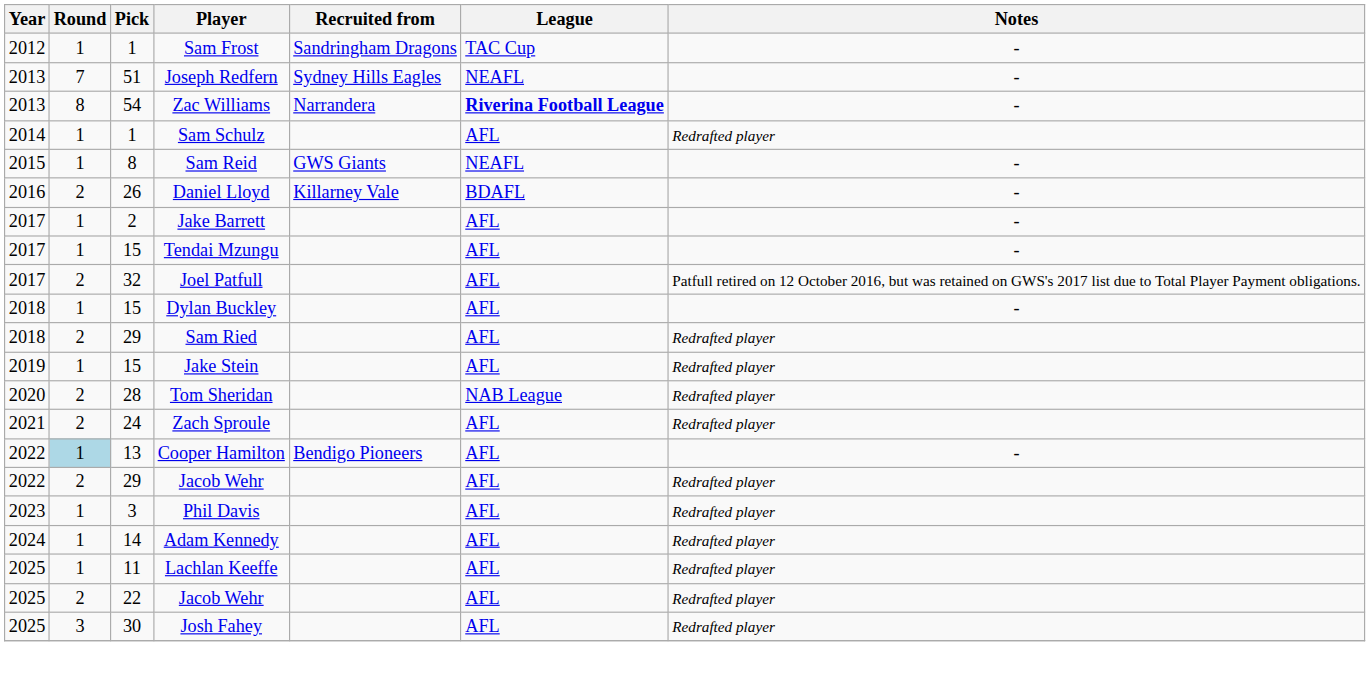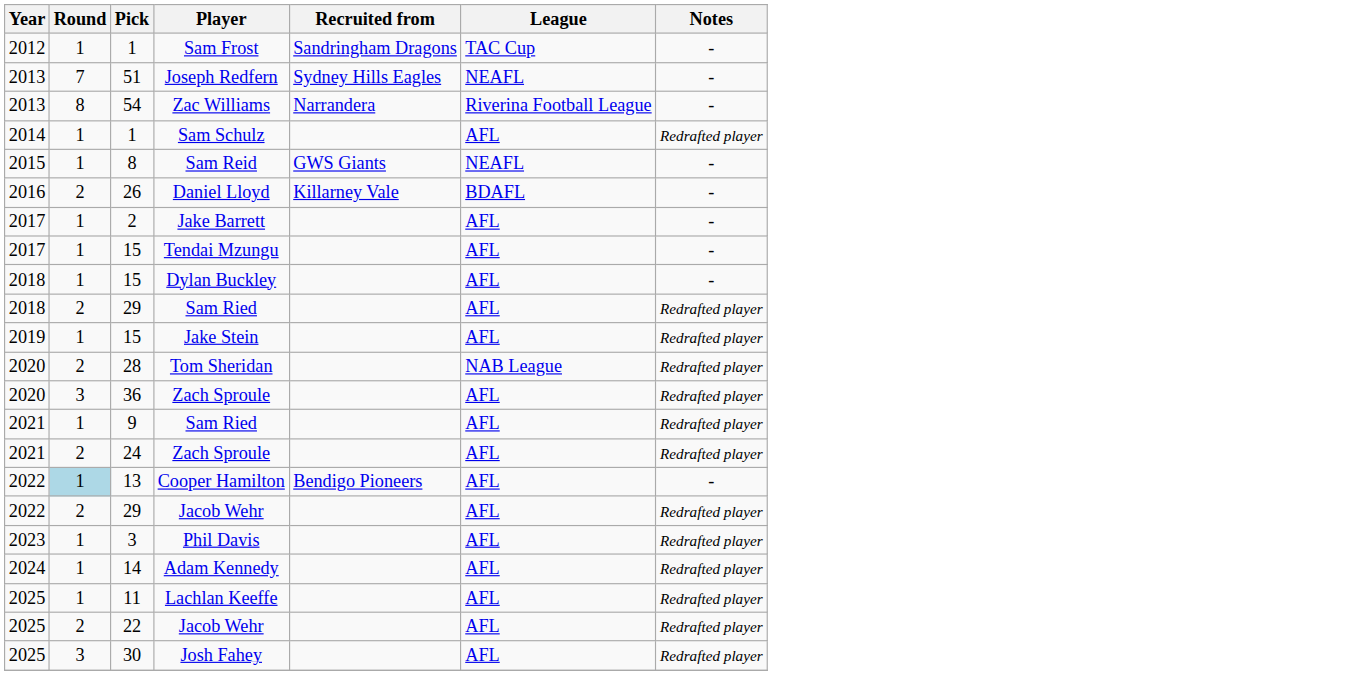(565, 105) bold -> (558, 105) normal
- row: (132, 279)
+ row: (132, 395)
+ row: (132, 423)
